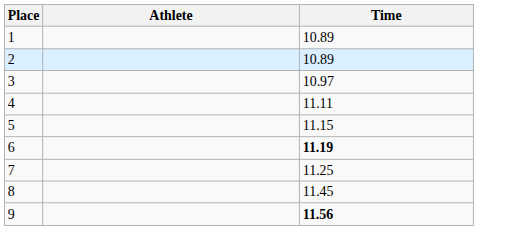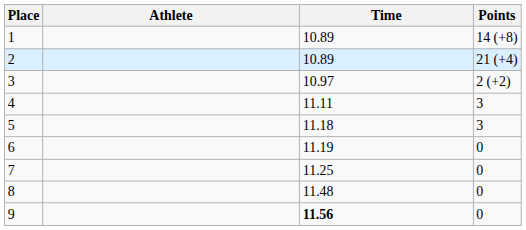+ column: (497, 15)
(318, 125) 11.15 -> (318, 125) 11.18
(318, 147) bold -> (318, 147) normal
(318, 192) 11.45 -> (318, 192) 11.48
